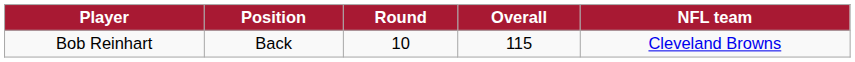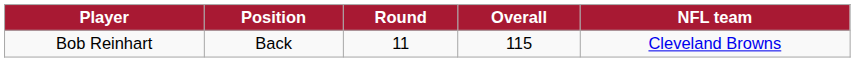(401, 43) 10 -> (401, 43) 11
